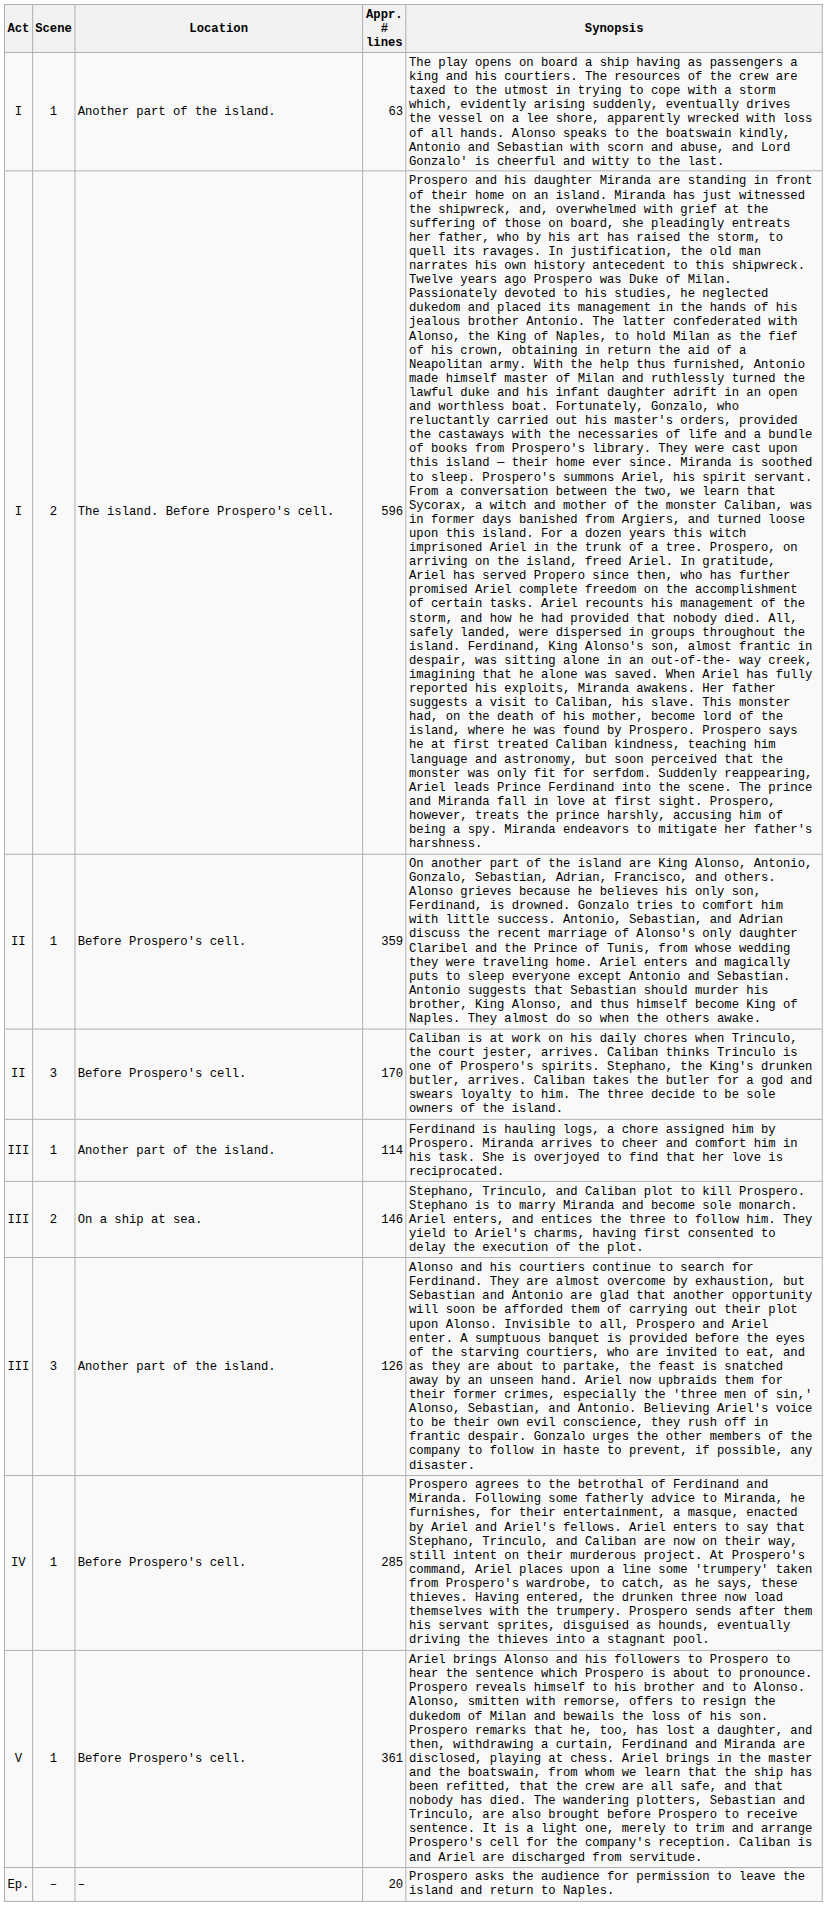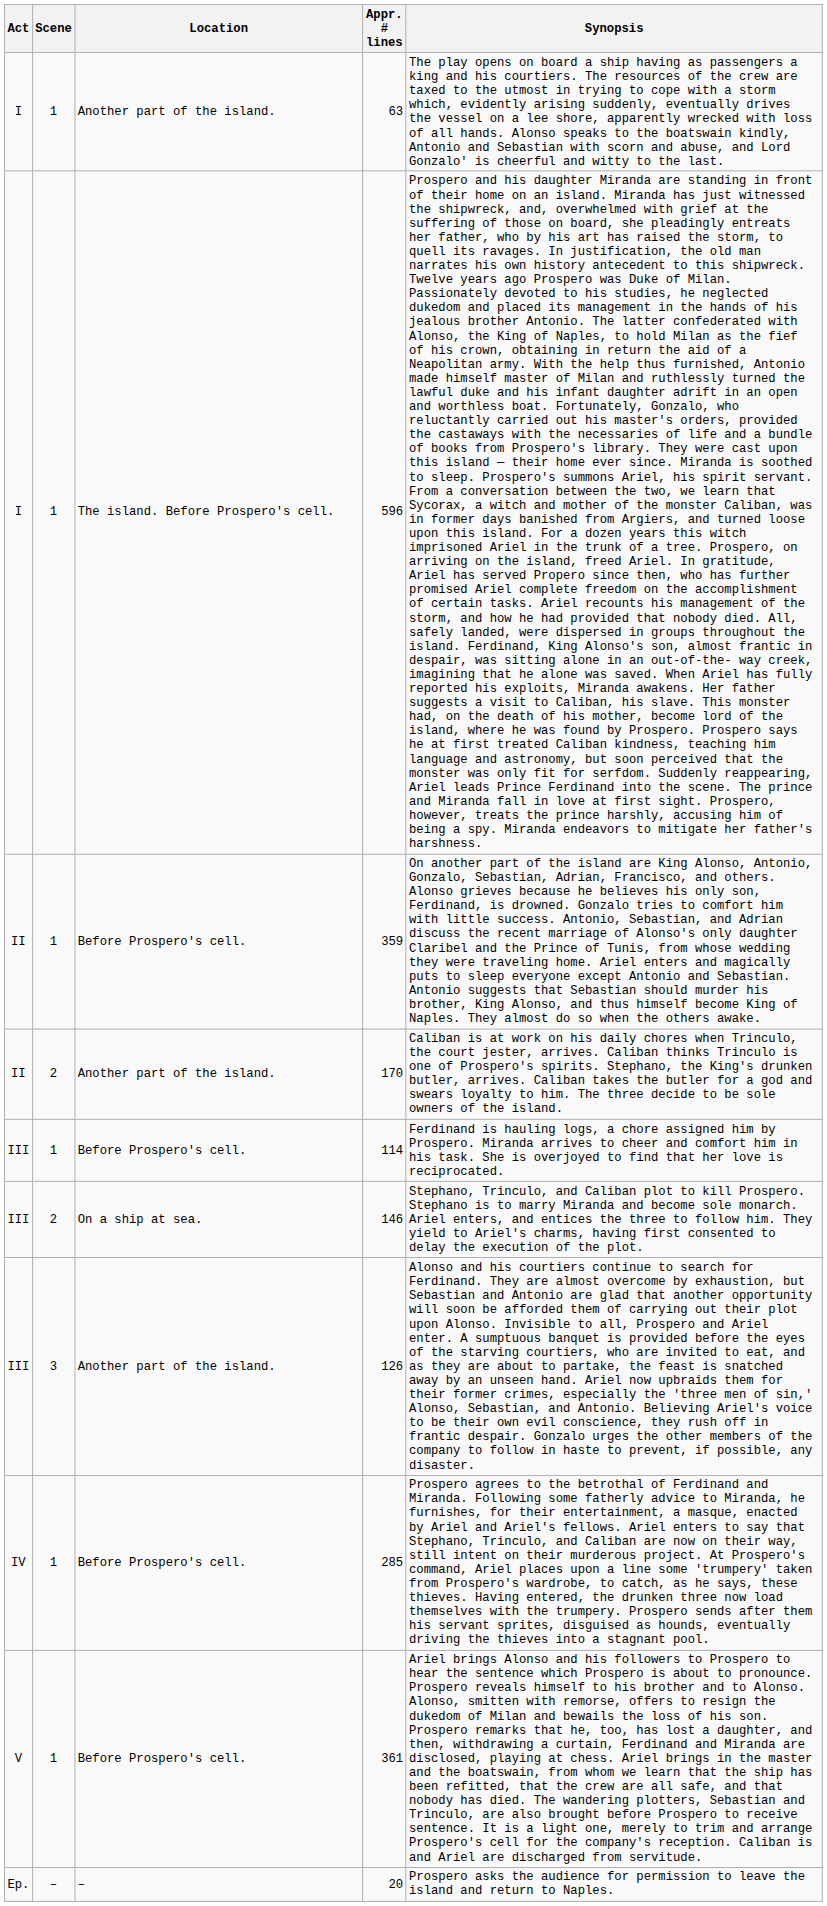(54, 513) 2 -> (54, 513) 1
(54, 1074) 3 -> (54, 1074) 2
(162, 1074) Before Prospero's cell. -> (177, 1074) Another part of the island.
(177, 1150) Another part of the island. -> (162, 1150) Before Prospero's cell.
